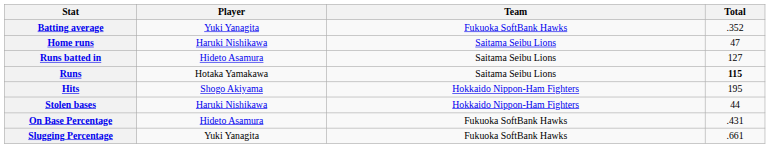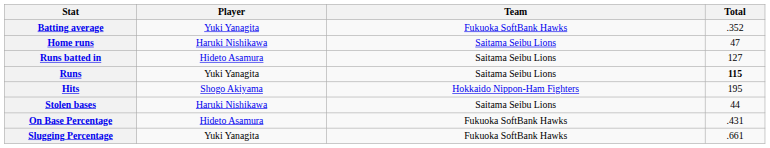(232, 74) Hotaka Yamakawa -> (232, 74) Yuki Yanagita
(516, 105) Hokkaido Nippon-Ham Fighters -> (516, 105) Saitama Seibu Lions
